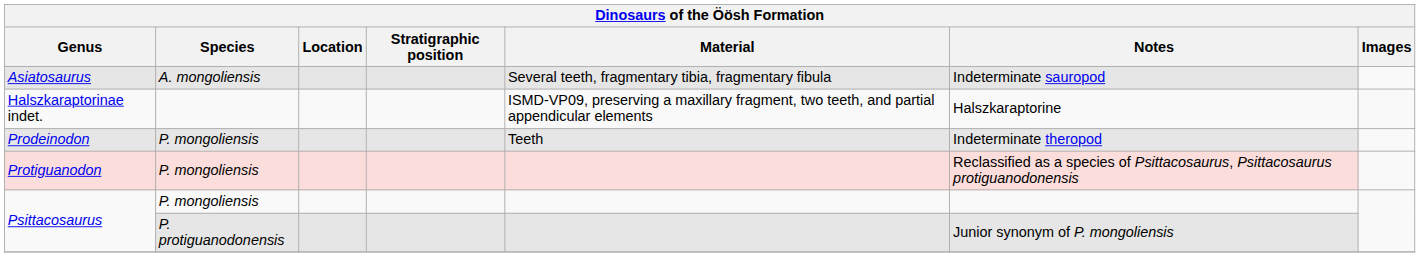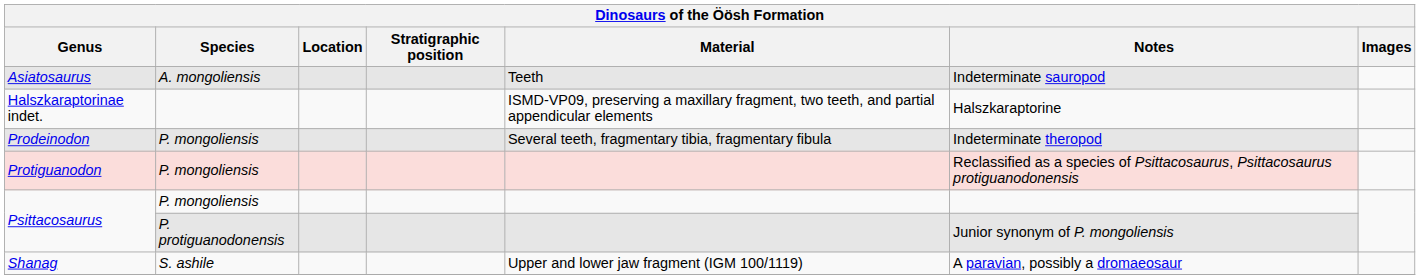(670, 77) Several teeth, fragmentary tibia, fragmentary fibula -> (526, 77) Teeth
(526, 139) Teeth -> (670, 139) Several teeth, fragmentary tibia, fragmentary fibula
+ row: (33, 263)
